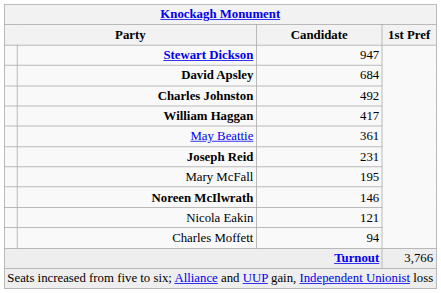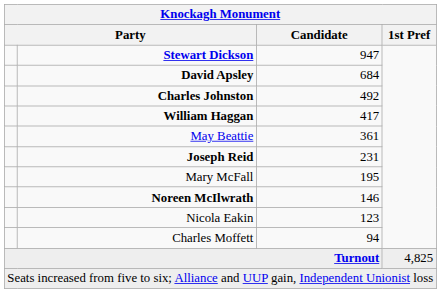(370, 217) 121 -> (370, 217) 123
(419, 258) 3,766 -> (419, 258) 4,825
